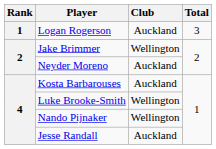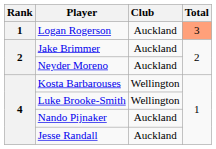(197, 30) no background -> (197, 30) lightsalmon background
(155, 48) Wellington -> (155, 48) Auckland
(155, 83) Auckland -> (155, 83) Wellington
(155, 118) Wellington -> (155, 118) Auckland
